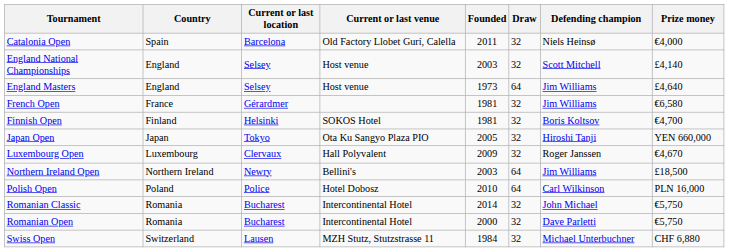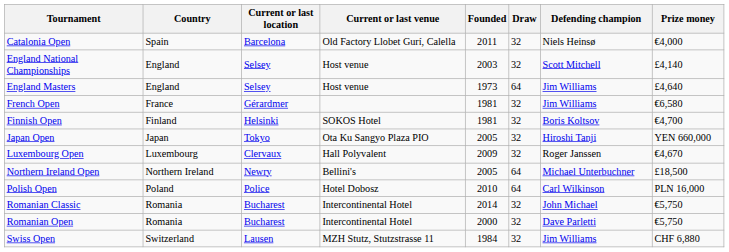(487, 171) 2003 -> (487, 171) 2005
(570, 171) Jim Williams -> (588, 171) Michael Unterbuchner
(588, 238) Michael Unterbuchner -> (570, 238) Jim Williams
